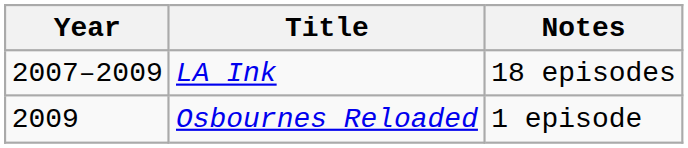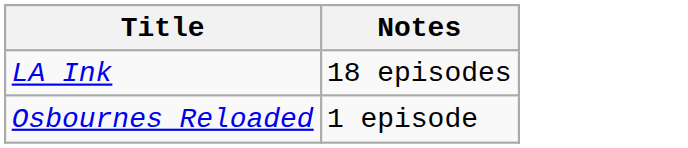- column: (87, 28)
